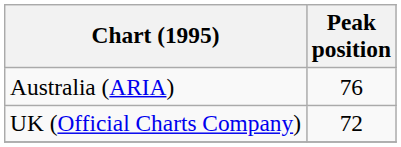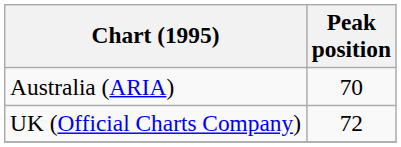(351, 86) 76 -> (351, 86) 70
